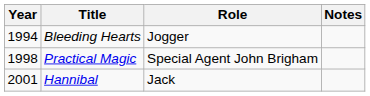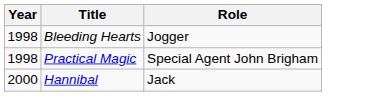- column: (343, 15)
(23, 36) 1994 -> (23, 36) 1998
(23, 79) 2001 -> (23, 79) 2000
